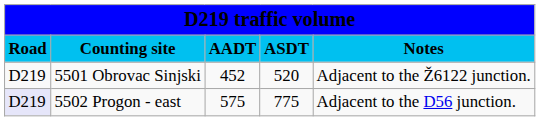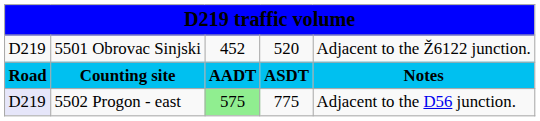rows swapped: (128, 48) <-> (128, 75)
(232, 101) no background -> (232, 101) lightgreen background
